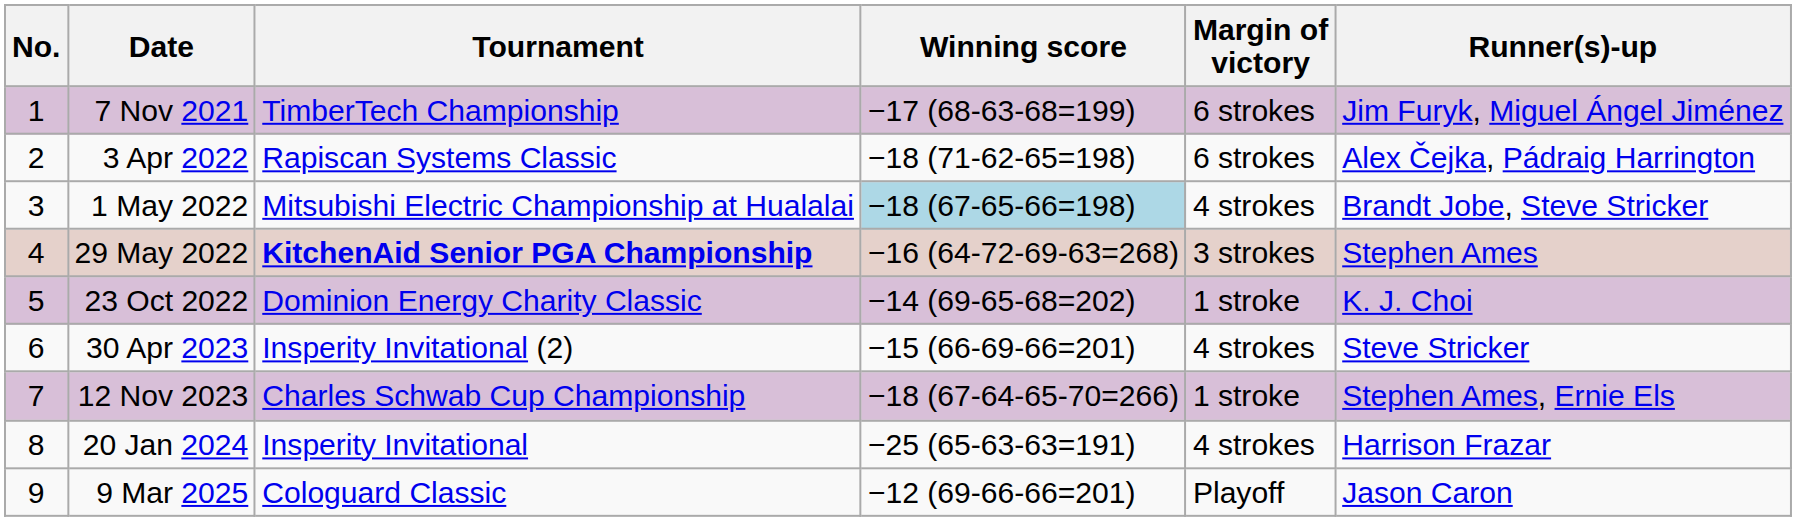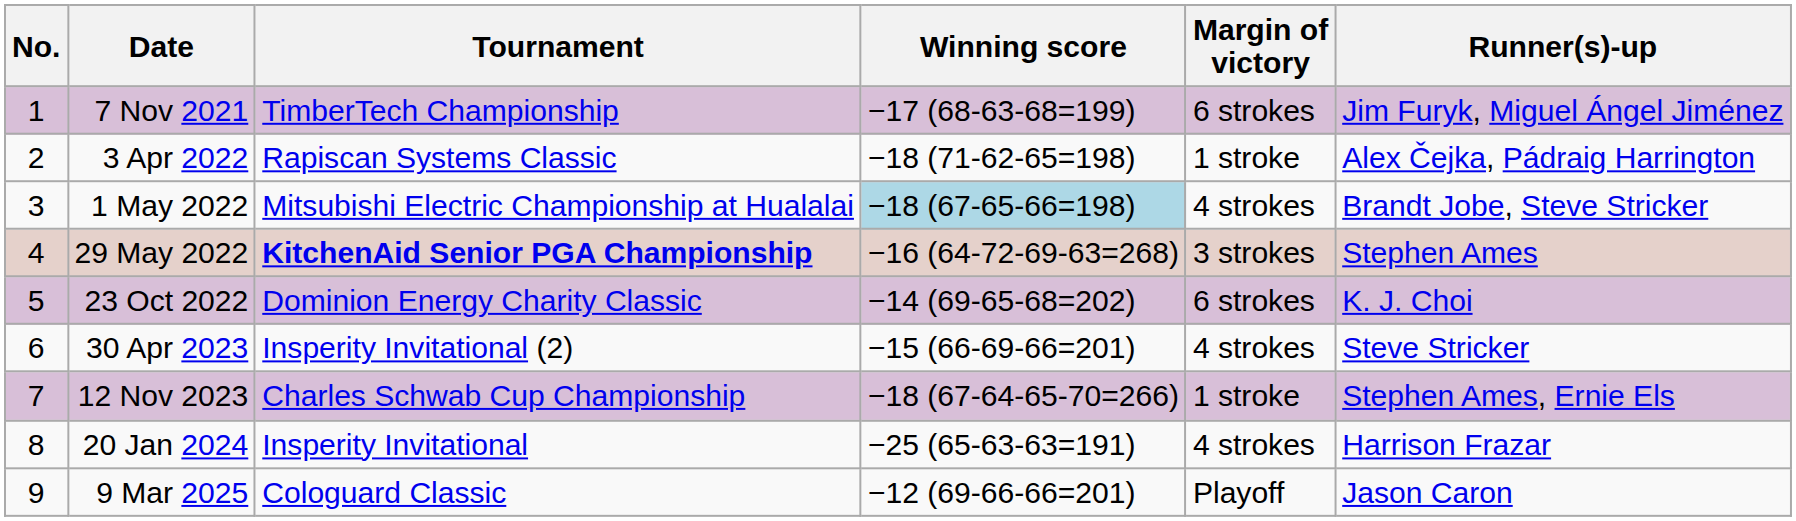(1254, 158) 6 strokes -> (1246, 158) 1 stroke
(1246, 301) 1 stroke -> (1254, 301) 6 strokes
